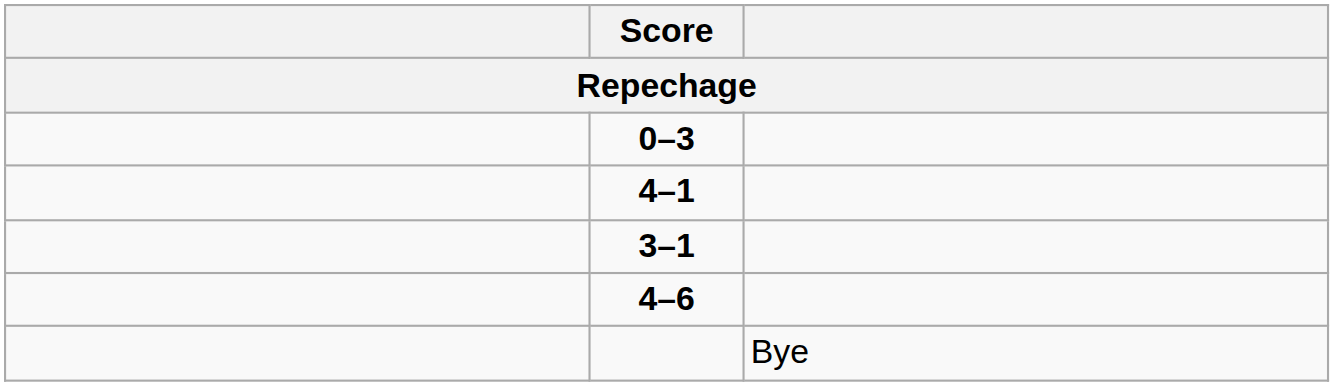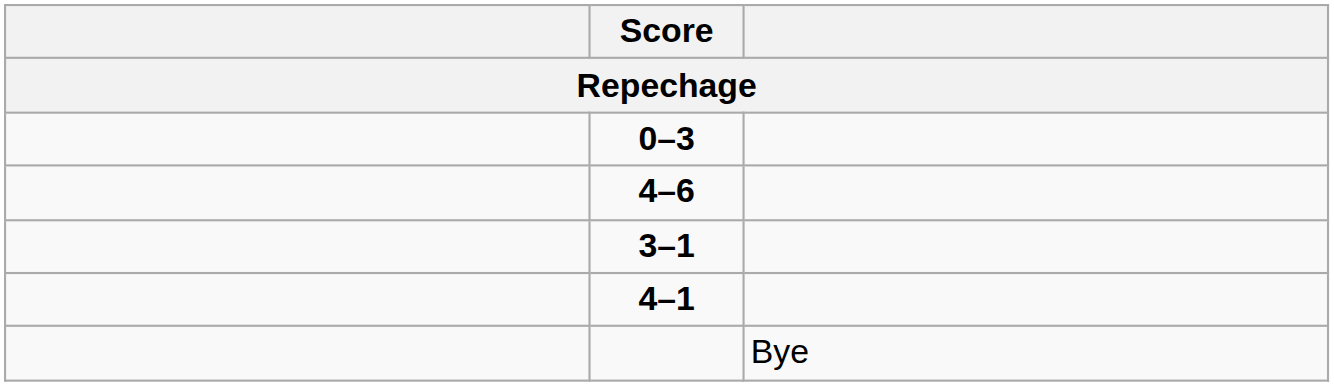rows swapped: (667, 298) <-> (667, 191)
